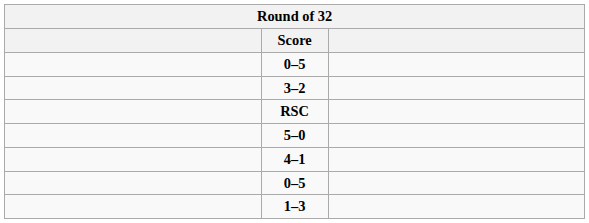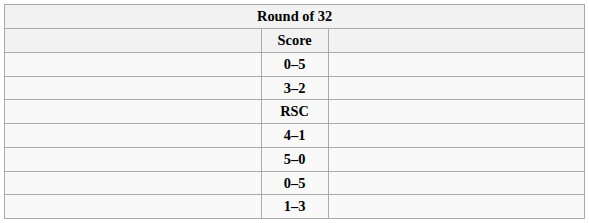rows swapped: (133, 136) <-> (133, 159)
